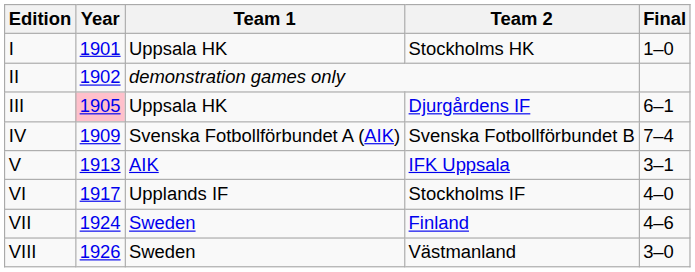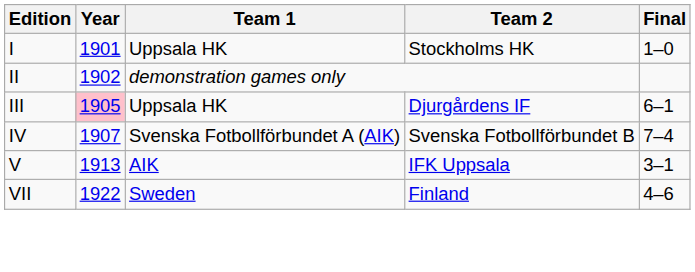(100, 135) 1909 -> (100, 135) 1907
- row: (18, 194)
(100, 223) 1924 -> (100, 194) 1922
- row: (23, 252)
